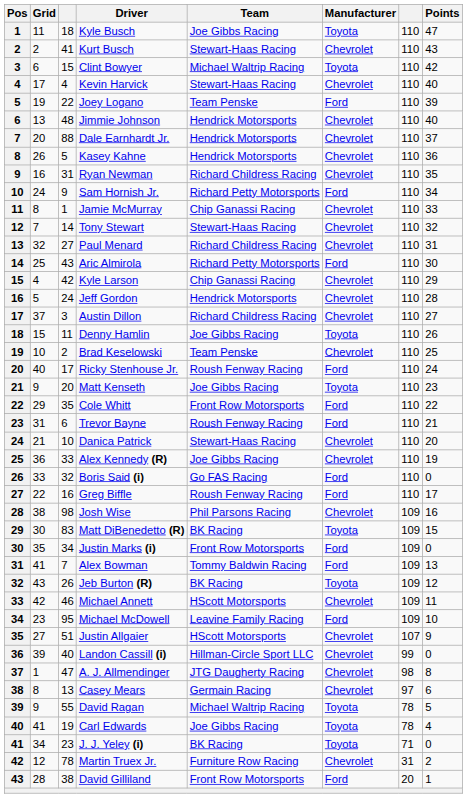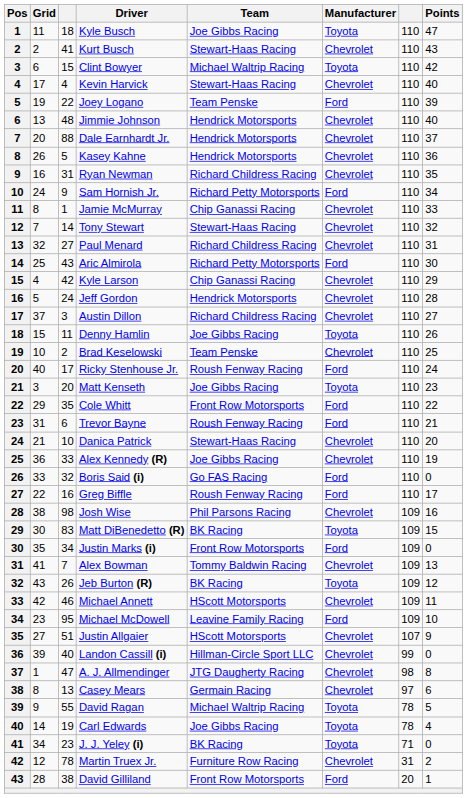(36, 387) 9 -> (36, 387) 3
(336, 565) Ford -> (349, 565) Chevrolet
(39, 726) 41 -> (39, 726) 14
